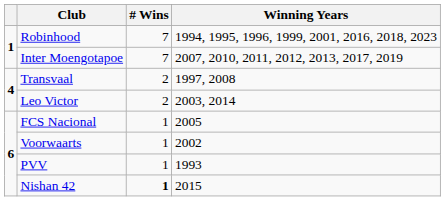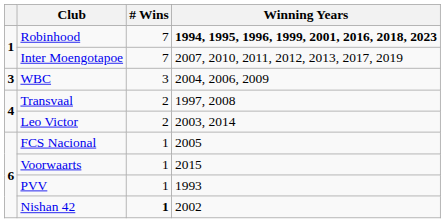(306, 36) normal -> (306, 36) bold
+ row: (36, 79)
(188, 143) 2002 -> (188, 164) 2015
(188, 185) 2015 -> (188, 206) 2002
